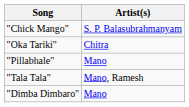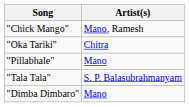(133, 29) S. P. Balasubrahmanyam -> (114, 29) Mano, Ramesh
(114, 77) Mano, Ramesh -> (133, 77) S. P. Balasubrahmanyam
